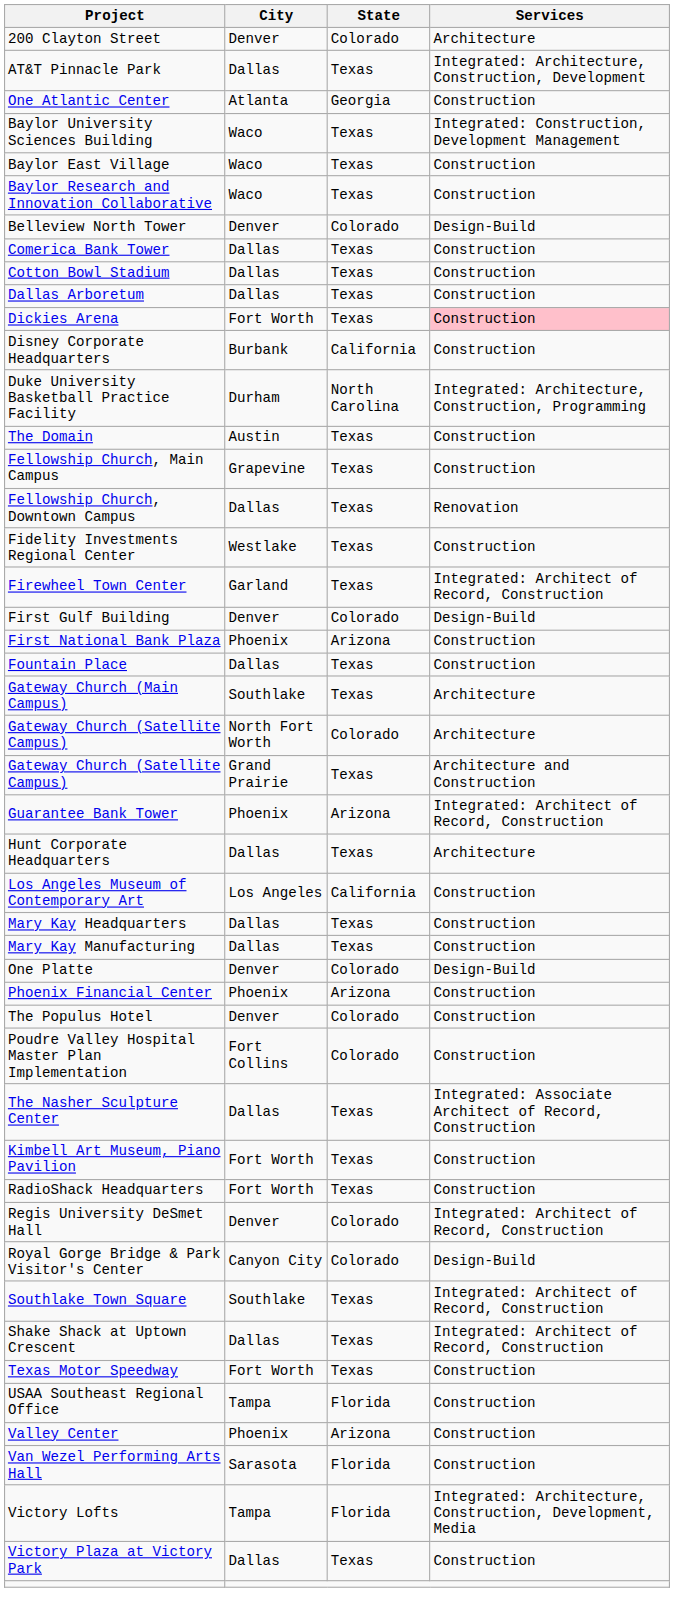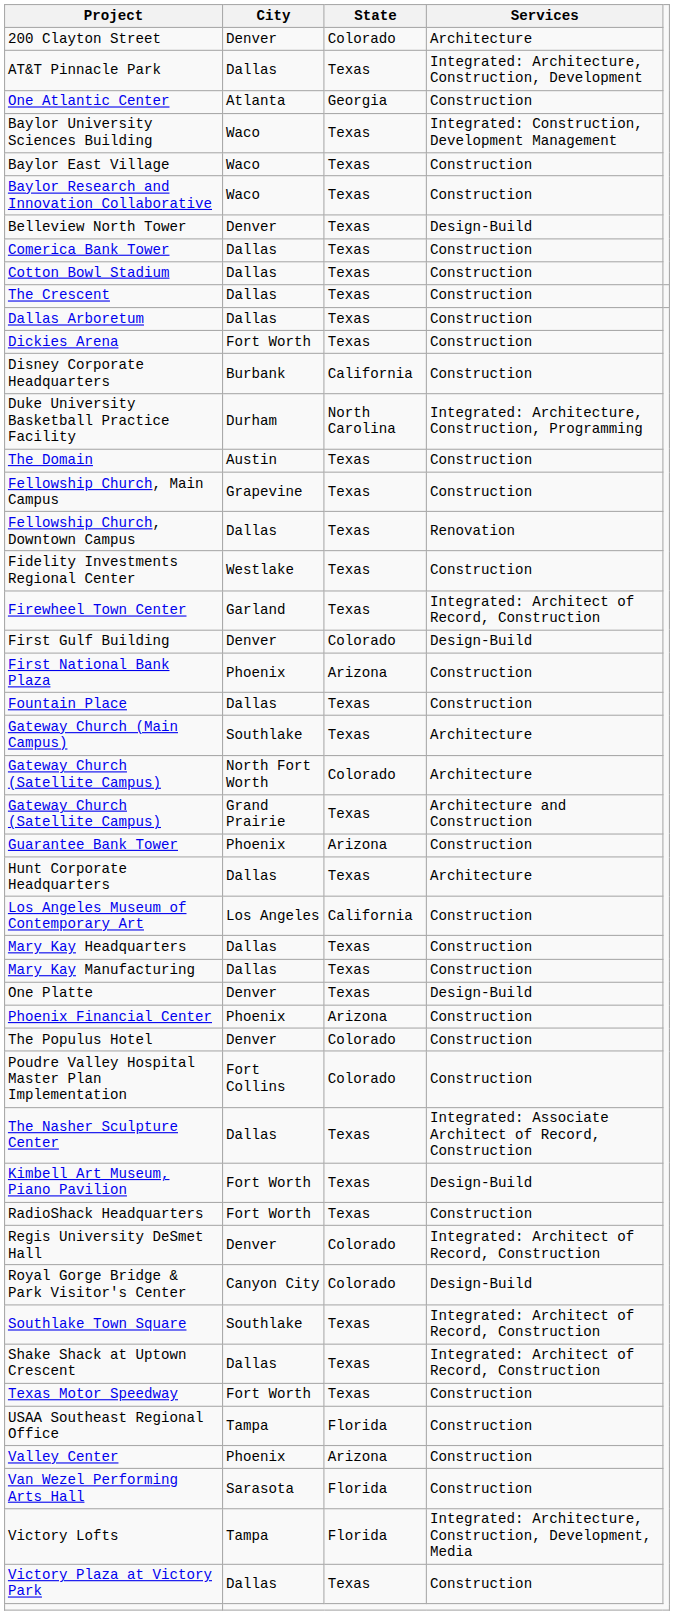(365, 227) Colorado -> (349, 227) Texas
+ row: (59, 296)
(485, 319) pink background -> (481, 342) no background
(536, 814) Integrated: Architect of Record, Construction -> (481, 845) Construction
(365, 971) Colorado -> (349, 994) Texas
(485, 1160) Construction -> (481, 1183) Design-Build
